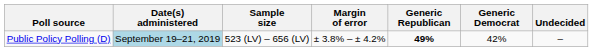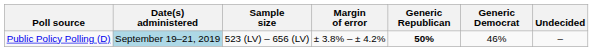(424, 39) 49% -> (424, 39) 50%
(497, 39) 42% -> (497, 39) 46%
